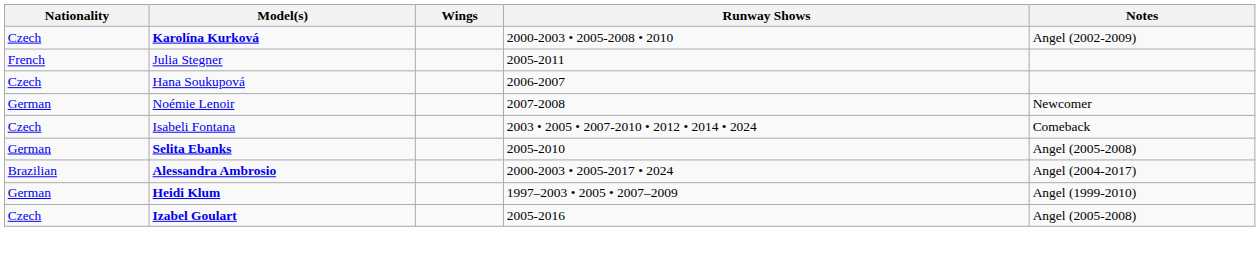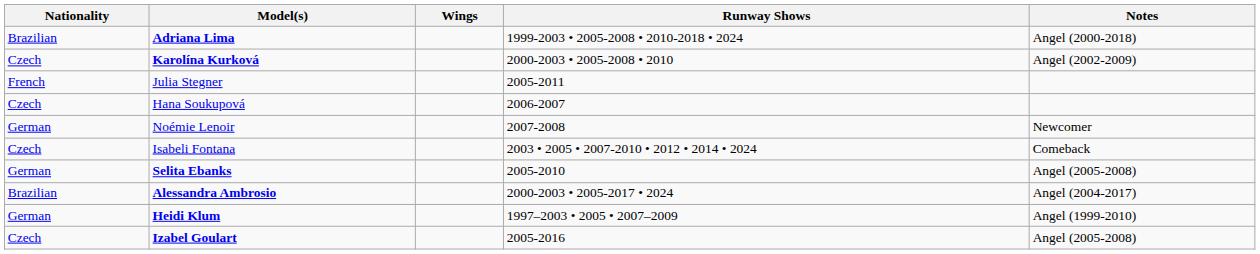+ row: (194, 37)
